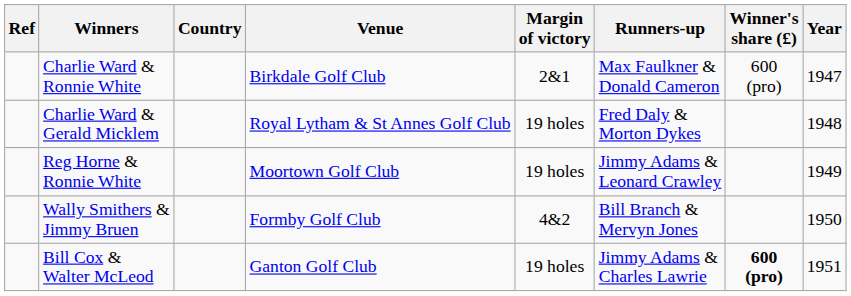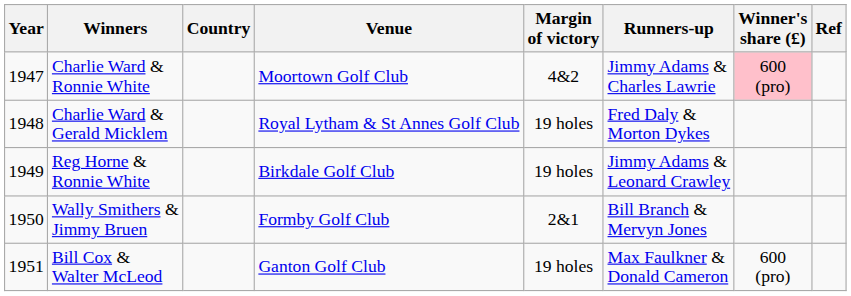columns swapped: (824, 28) <-> (22, 28)
(318, 76) Birkdale Golf Club -> (333, 76) Moortown Golf Club
(555, 76) 2&1 -> (563, 76) 4&2
(659, 76) Max Faulkner & Donald Cameron -> (667, 76) Jimmy Adams & Charles Lawrie
(764, 76) no background -> (773, 76) pink background
(324, 171) Moortown Golf Club -> (326, 171) Birkdale Golf Club
(555, 219) 4&2 -> (563, 219) 2&1
(658, 266) Jimmy Adams & Charles Lawrie -> (668, 266) Max Faulkner & Donald Cameron
(764, 266) bold -> (773, 266) normal
